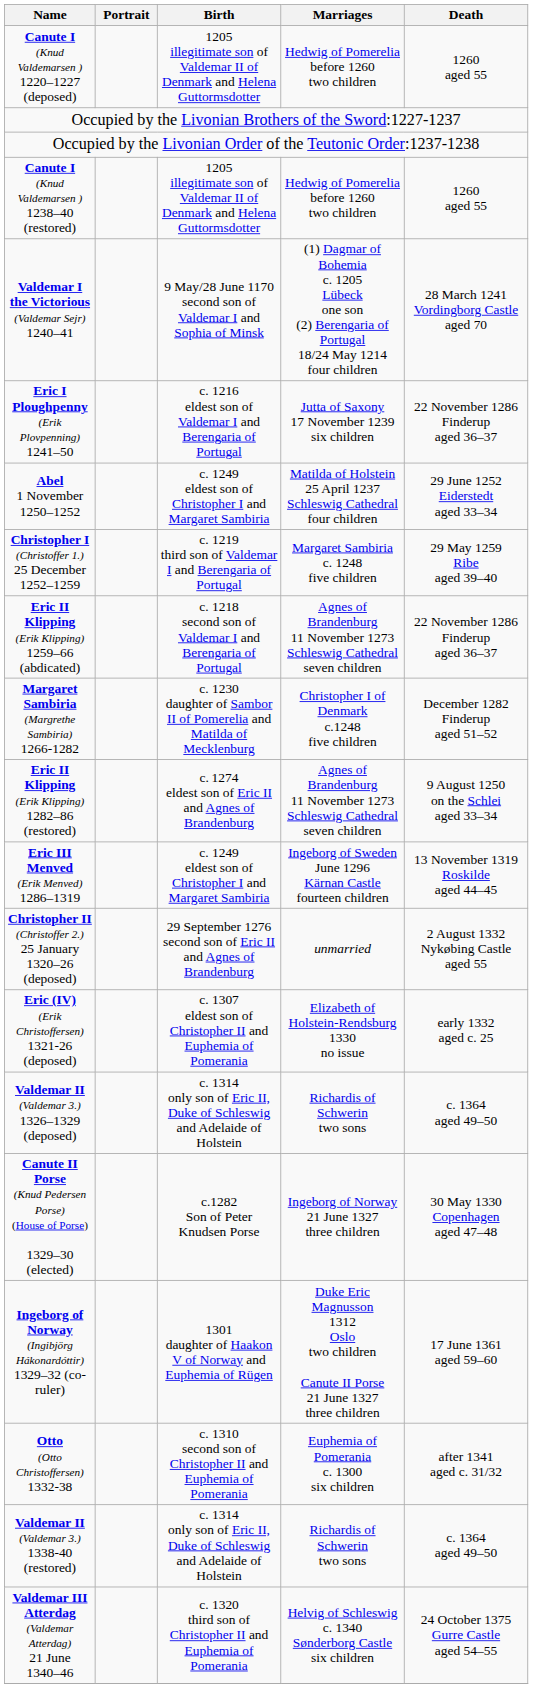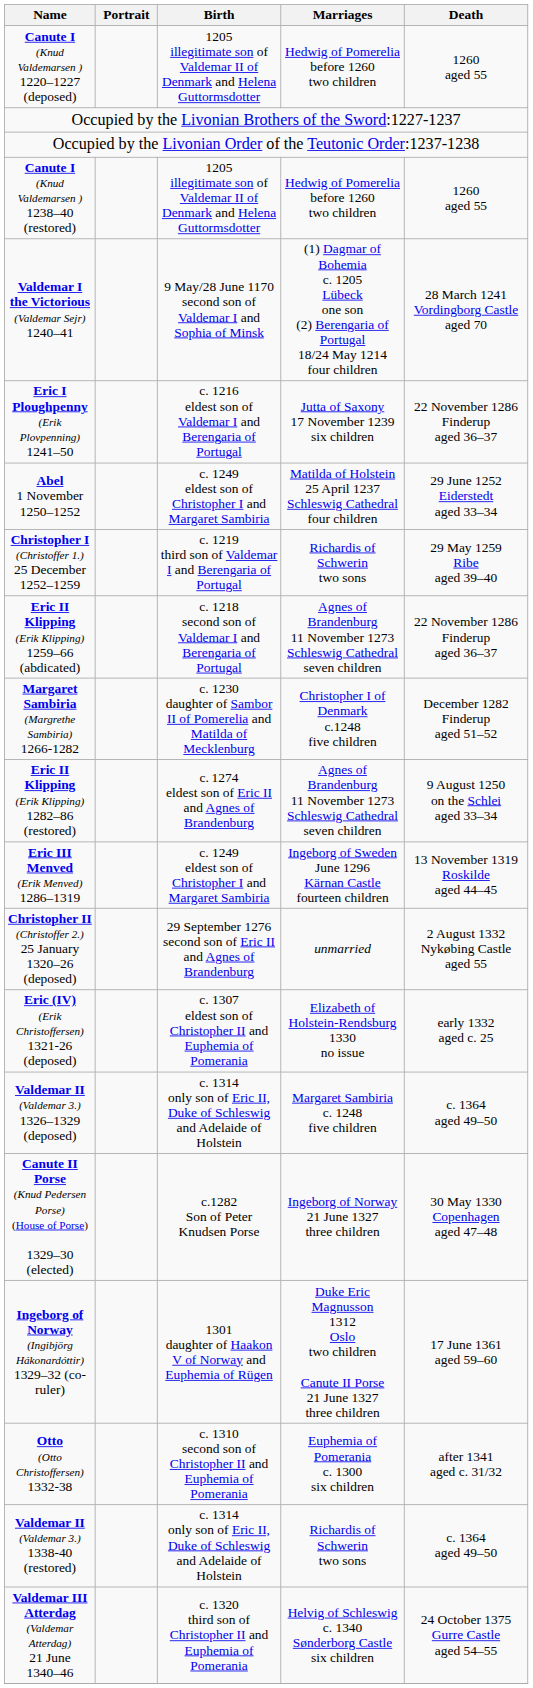(343, 562) Margaret Sambiria c. 1248 five children -> (343, 562) Richardis of Schwerin two sons
(343, 1112) Richardis of Schwerin two sons -> (343, 1112) Margaret Sambiria c. 1248 five children
